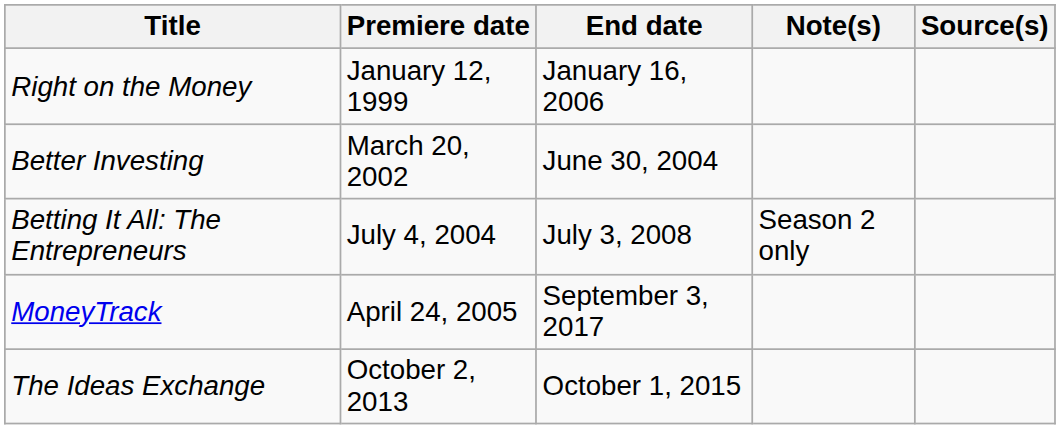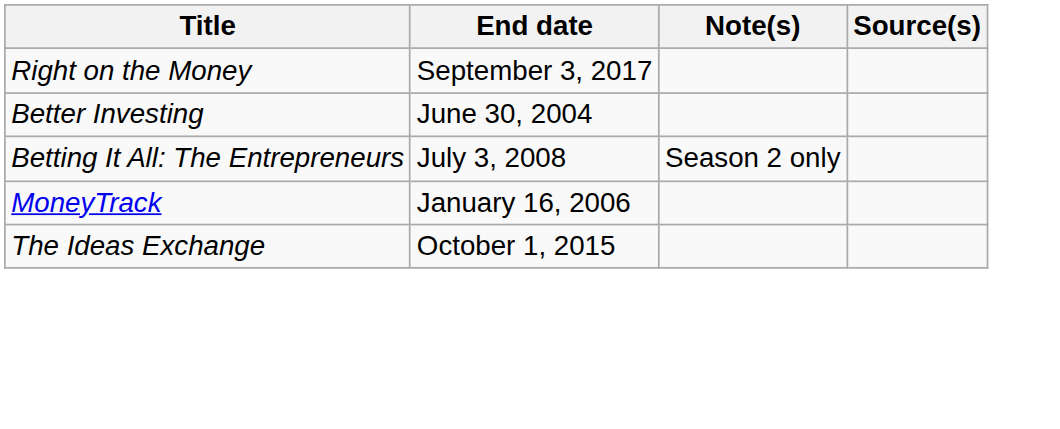- column: (438, 26)
(615, 85) January 16, 2006 -> (535, 70) September 3, 2017
(626, 311) September 3, 2017 -> (524, 202) January 16, 2006
